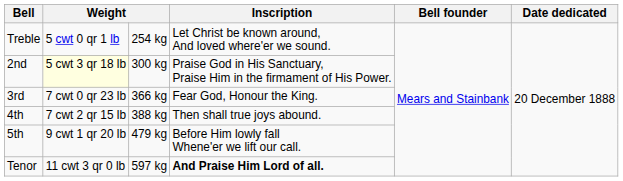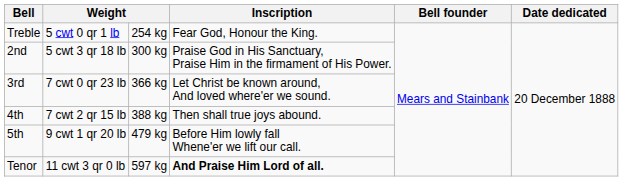(252, 39) Let Christ be known around, And loved where'er we sound. -> (245, 32) Fear God, Honour the King.
(86, 64) lightyellow background -> (86, 51) no background
(245, 96) Fear God, Honour the King. -> (252, 90) Let Christ be known around, And loved where'er we sound.
